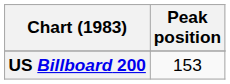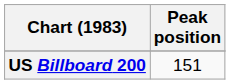(187, 65) 153 -> (187, 65) 151
